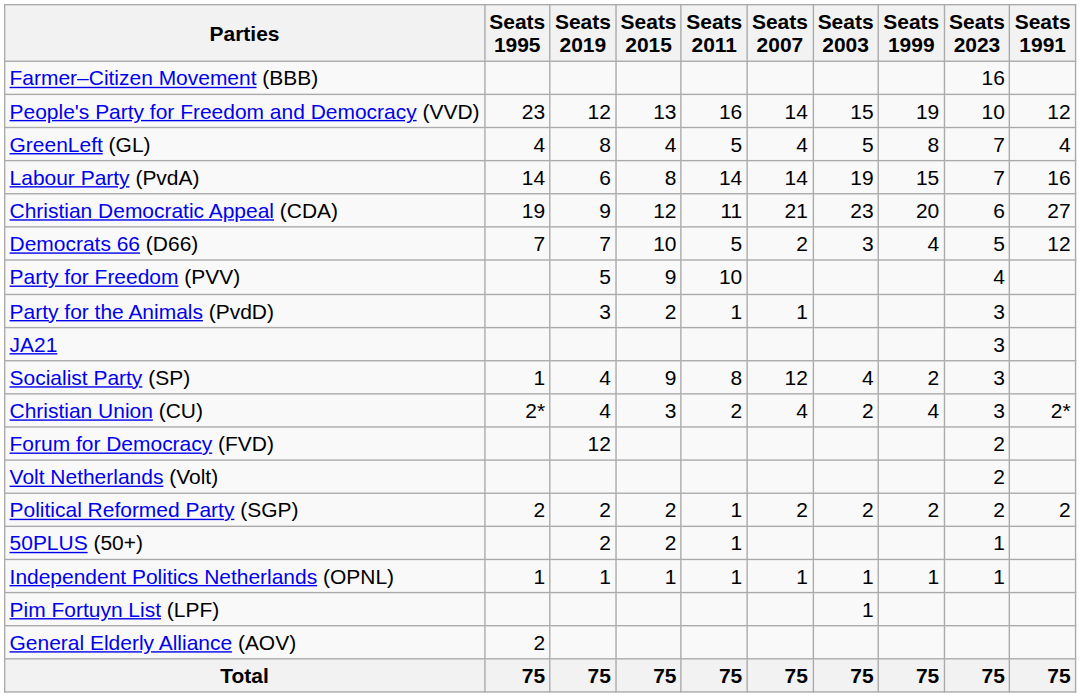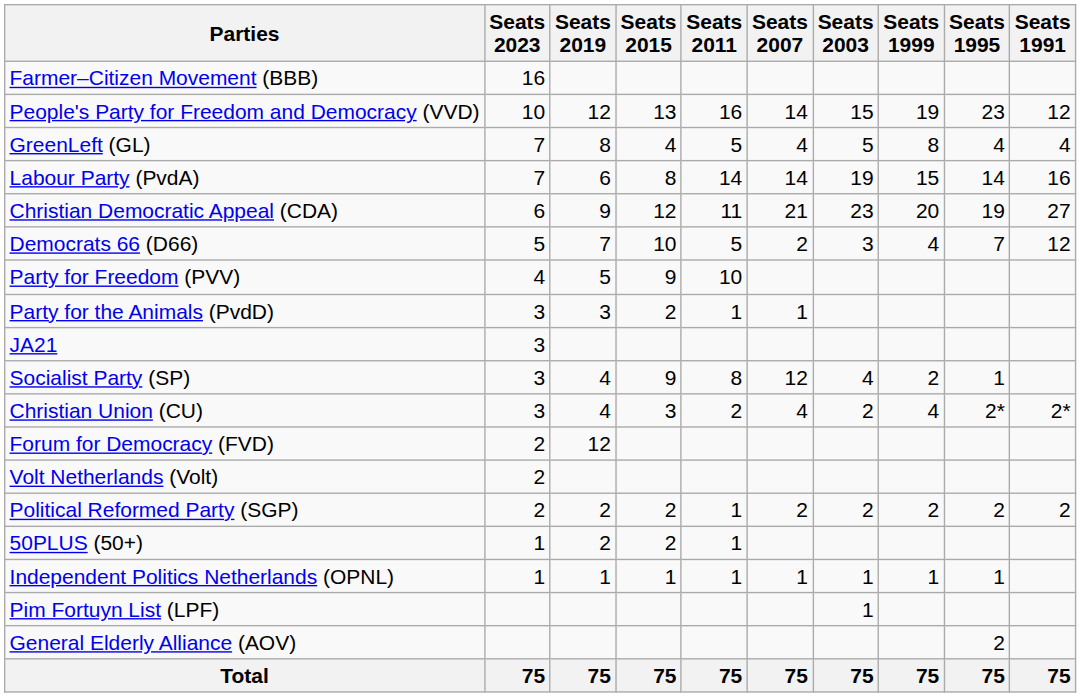columns swapped: (977, 33) <-> (517, 33)
